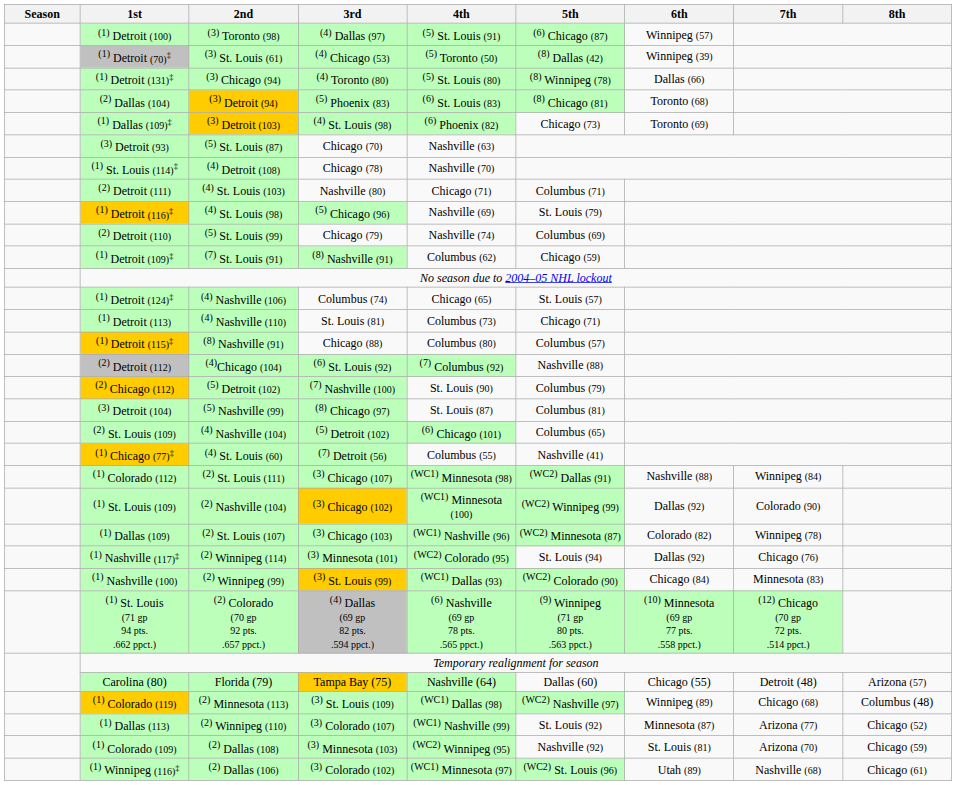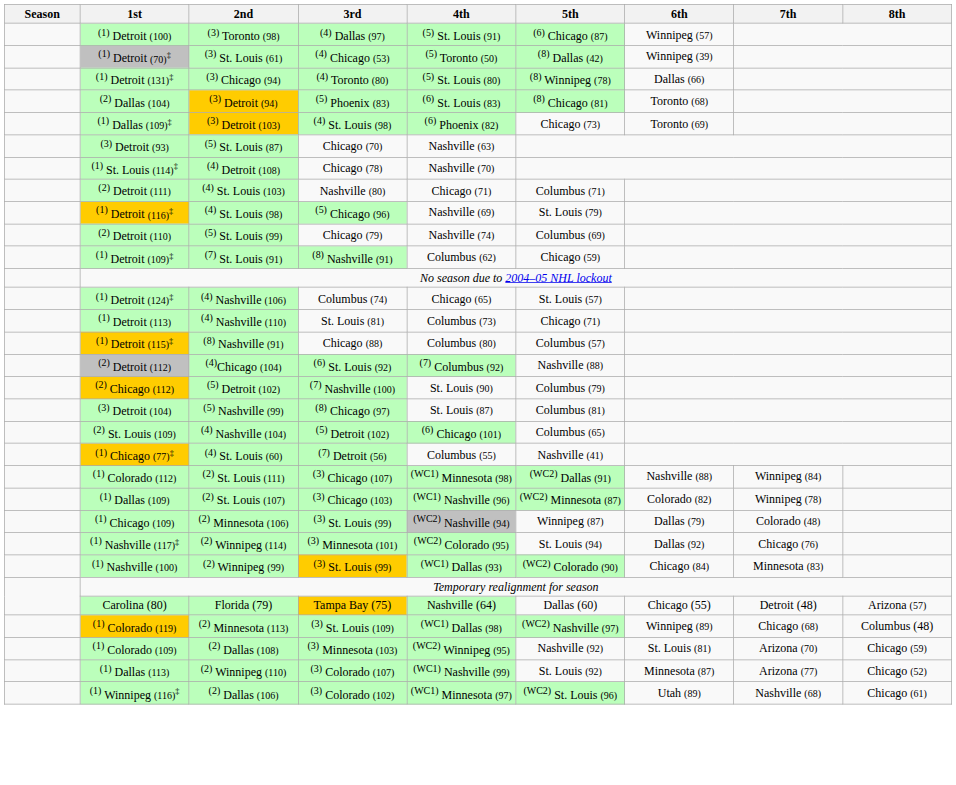- row: (135, 505)
+ row: (135, 521)
- row: (135, 622)
rows swapped: (135, 747) <-> (135, 724)
